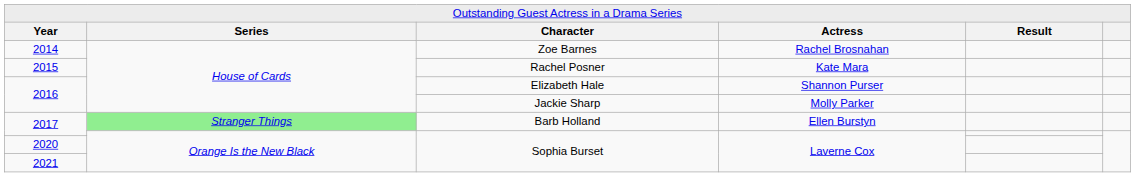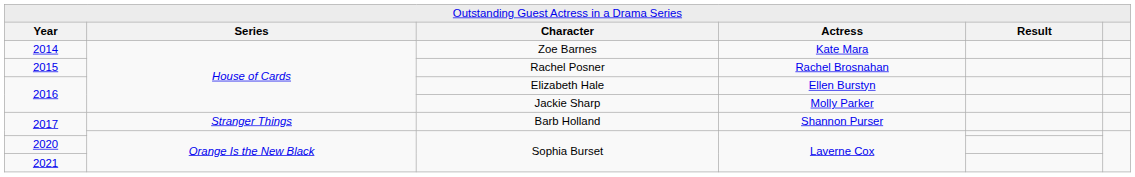(842, 49) Rachel Brosnahan -> (842, 49) Kate Mara
(842, 67) Kate Mara -> (842, 67) Rachel Brosnahan
(842, 85) Shannon Purser -> (842, 85) Ellen Burstyn
(252, 121) lightgreen background -> (252, 121) no background
(842, 121) Ellen Burstyn -> (842, 121) Shannon Purser
